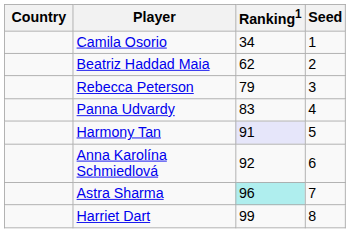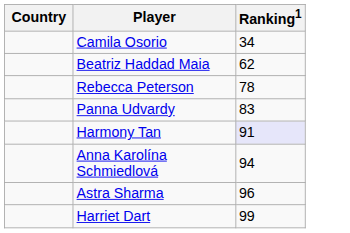- column: (325, 17)
(247, 87) 79 -> (247, 87) 78
(247, 163) 92 -> (247, 163) 94
(247, 193) paleturquoise background -> (247, 193) no background
